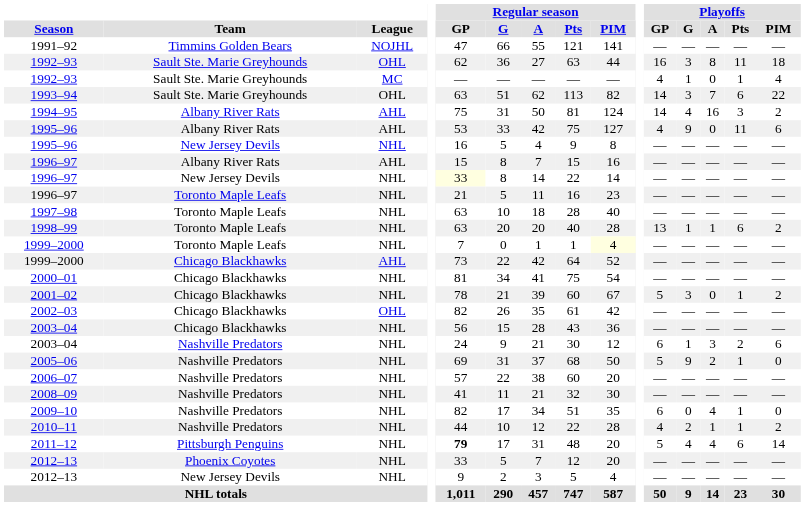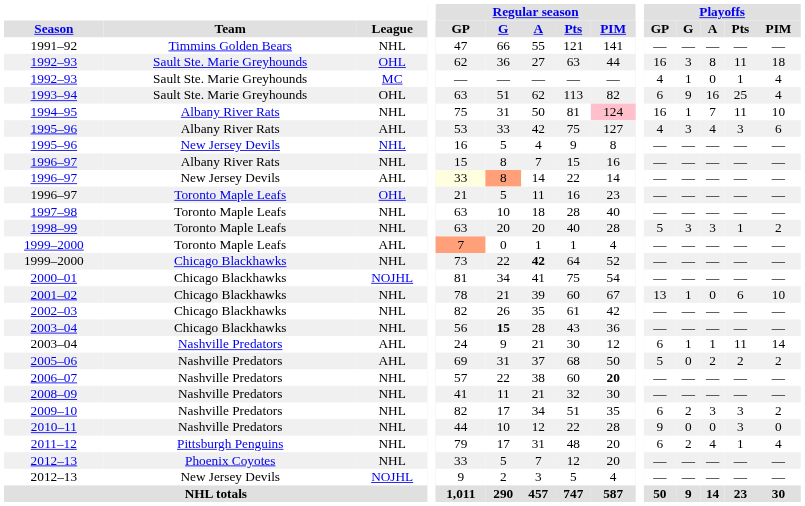(392, 45) NOJHL -> (392, 45) NHL
(660, 95) 14 -> (660, 95) 6
(688, 95) 3 -> (688, 95) 9
(713, 95) 7 -> (713, 95) 16
(740, 95) 6 -> (740, 95) 25
(778, 95) 22 -> (778, 95) 4
(392, 111) AHL -> (392, 111) NHL
(613, 111) no background -> (613, 111) pink background
(660, 111) 14 -> (660, 111) 16
(688, 111) 4 -> (688, 111) 1
(713, 111) 16 -> (713, 111) 7
(740, 111) 3 -> (740, 111) 11
(778, 111) 2 -> (778, 111) 10
(688, 128) 9 -> (688, 128) 3
(713, 128) 0 -> (713, 128) 4
(740, 128) 11 -> (740, 128) 3
(392, 161) AHL -> (392, 161) NHL
(392, 178) NHL -> (392, 178) AHL
(503, 178) no background -> (503, 178) lightsalmon background
(392, 194) NHL -> (392, 194) OHL
(660, 228) 13 -> (660, 228) 5
(688, 228) 1 -> (688, 228) 3
(713, 228) 1 -> (713, 228) 3
(740, 228) 6 -> (740, 228) 1
(392, 244) NHL -> (392, 244) AHL
(461, 244) no background -> (461, 244) lightsalmon background
(613, 244) lightyellow background -> (613, 244) no background
(392, 261) AHL -> (392, 261) NHL
(538, 261) normal -> (538, 261) bold
(392, 277) NHL -> (392, 277) NOJHL
(660, 294) 5 -> (660, 294) 13
(688, 294) 3 -> (688, 294) 1
(740, 294) 1 -> (740, 294) 6
(778, 294) 2 -> (778, 294) 10
(392, 311) OHL -> (392, 311) NHL
(503, 327) normal -> (503, 327) bold
(392, 344) NHL -> (392, 344) AHL
(713, 344) 3 -> (713, 344) 1
(740, 344) 2 -> (740, 344) 11
(778, 344) 6 -> (778, 344) 14
(392, 360) NHL -> (392, 360) AHL
(688, 360) 9 -> (688, 360) 0
(740, 360) 1 -> (740, 360) 2
(778, 360) 0 -> (778, 360) 2
(613, 377) normal -> (613, 377) bold
(688, 410) 0 -> (688, 410) 2
(713, 410) 4 -> (713, 410) 3
(740, 410) 1 -> (740, 410) 3
(778, 410) 0 -> (778, 410) 2
(660, 427) 4 -> (660, 427) 9
(688, 427) 2 -> (688, 427) 0
(713, 427) 1 -> (713, 427) 0
(740, 427) 1 -> (740, 427) 3
(778, 427) 2 -> (778, 427) 0
(461, 443) bold -> (461, 443) normal
(660, 443) 5 -> (660, 443) 6
(688, 443) 4 -> (688, 443) 2
(740, 443) 6 -> (740, 443) 1
(778, 443) 14 -> (778, 443) 4
(392, 477) NHL -> (392, 477) NOJHL
